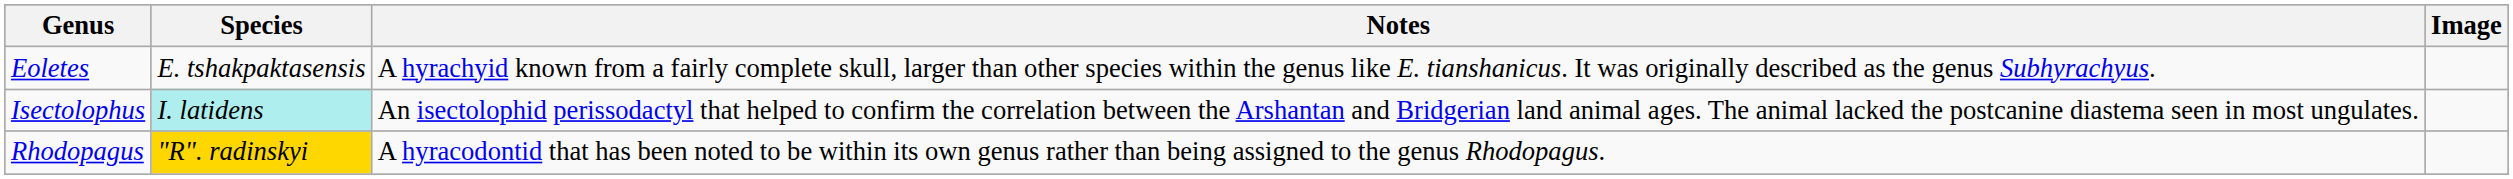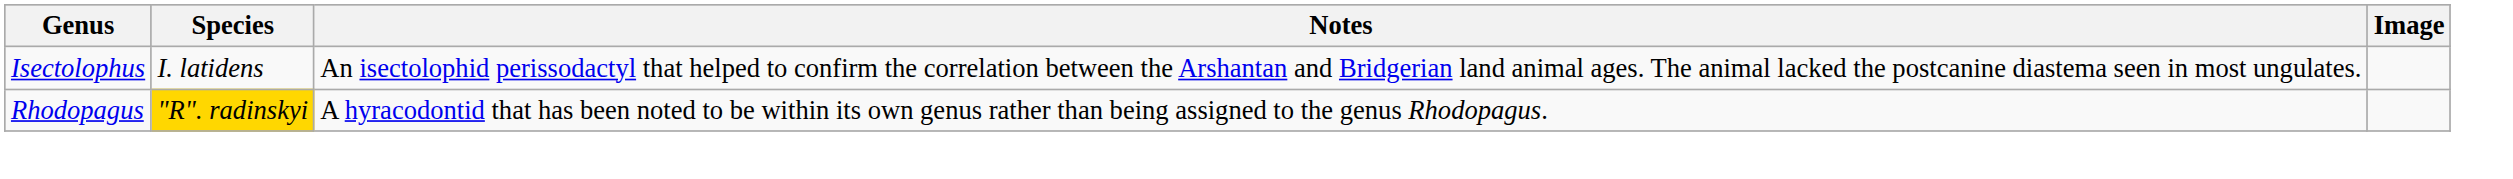- row: (50, 67)
(211, 109) paleturquoise background -> (211, 67) no background
